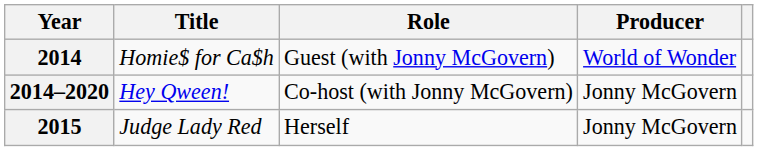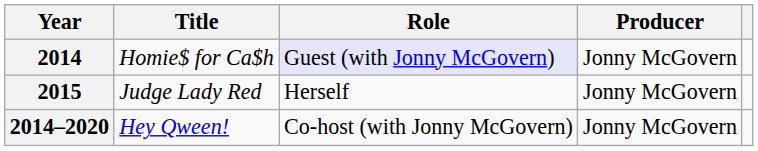(419, 57) no background -> (419, 57) lavender background
(660, 57) World of Wonder -> (660, 57) Jonny McGovern
rows swapped: (59, 92) <-> (59, 127)
